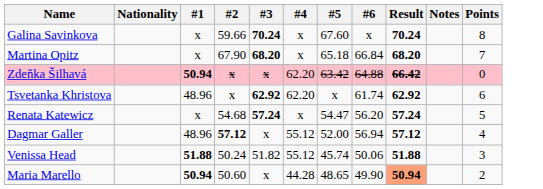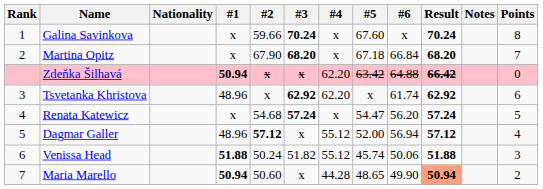+ column: (22, 14)
(335, 54) 65.18 -> (370, 54) 67.18
